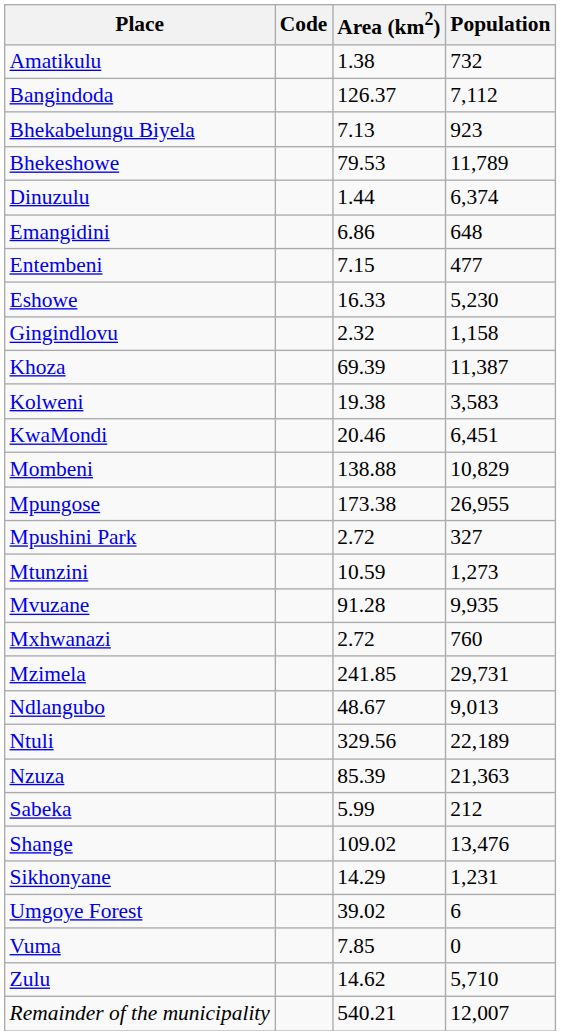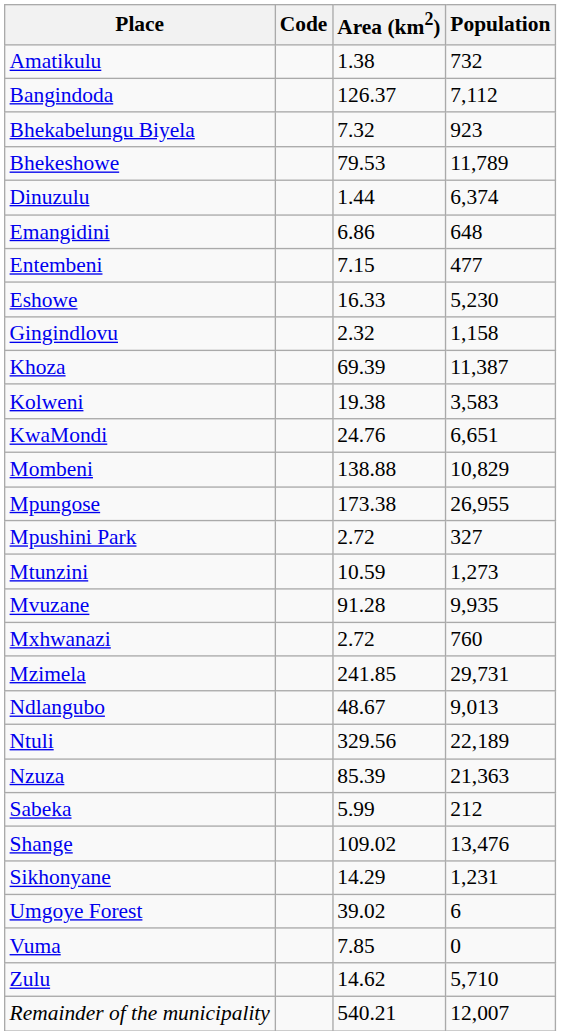(356, 129) 7.13 -> (356, 129) 7.32
(361, 435) 20.46 -> (361, 435) 24.76
(474, 435) 6,451 -> (474, 435) 6,651
